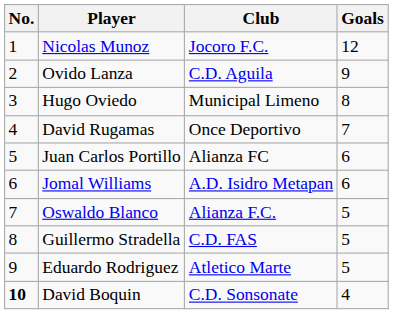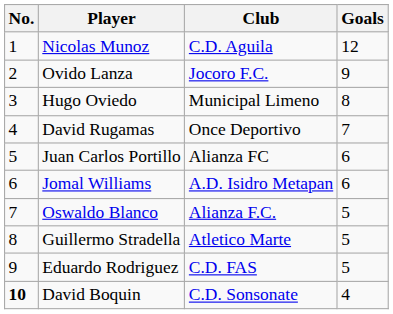(229, 45) Jocoro F.C. -> (231, 45) C.D. Aguila
(231, 73) C.D. Aguila -> (229, 73) Jocoro F.C.
(223, 239) C.D. FAS -> (240, 239) Atletico Marte
(240, 267) Atletico Marte -> (223, 267) C.D. FAS
